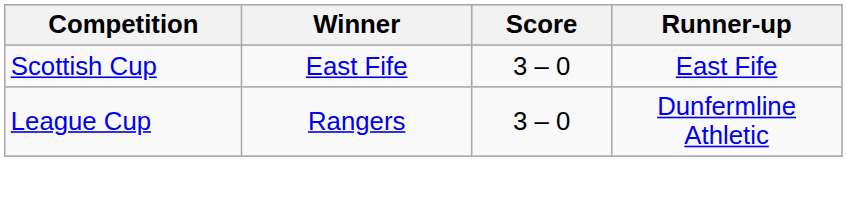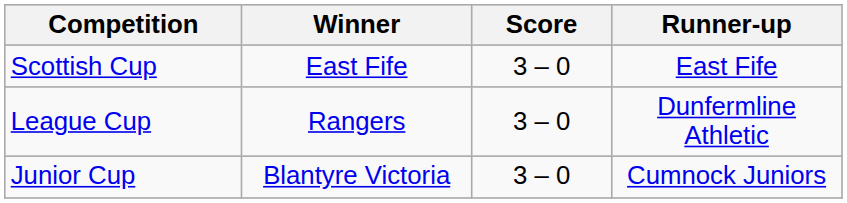+ row: (73, 176)
